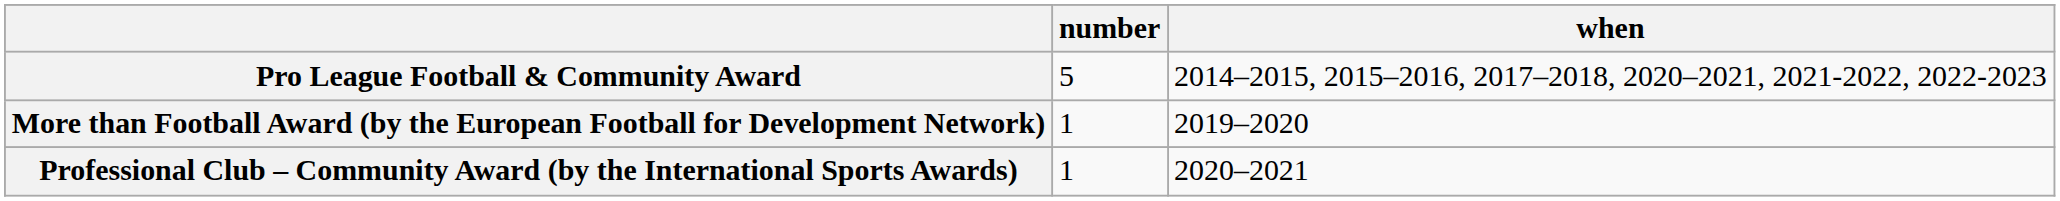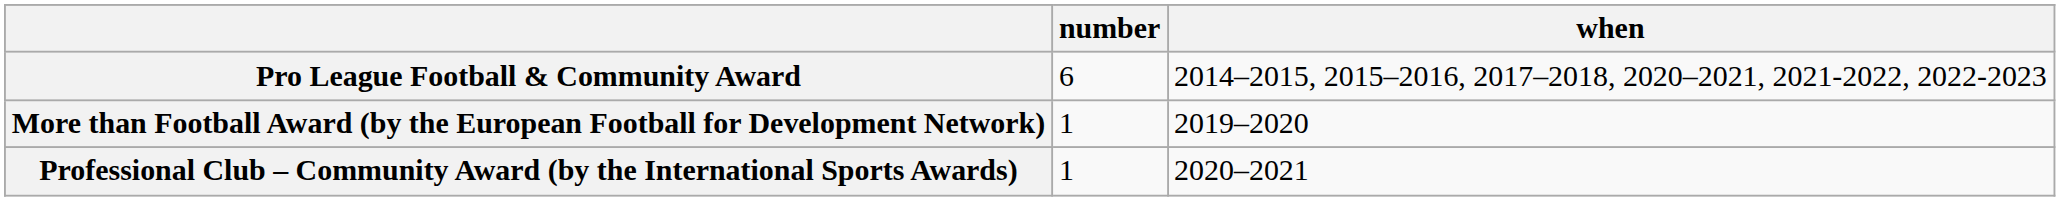(1066, 75) 5 -> (1066, 75) 6
